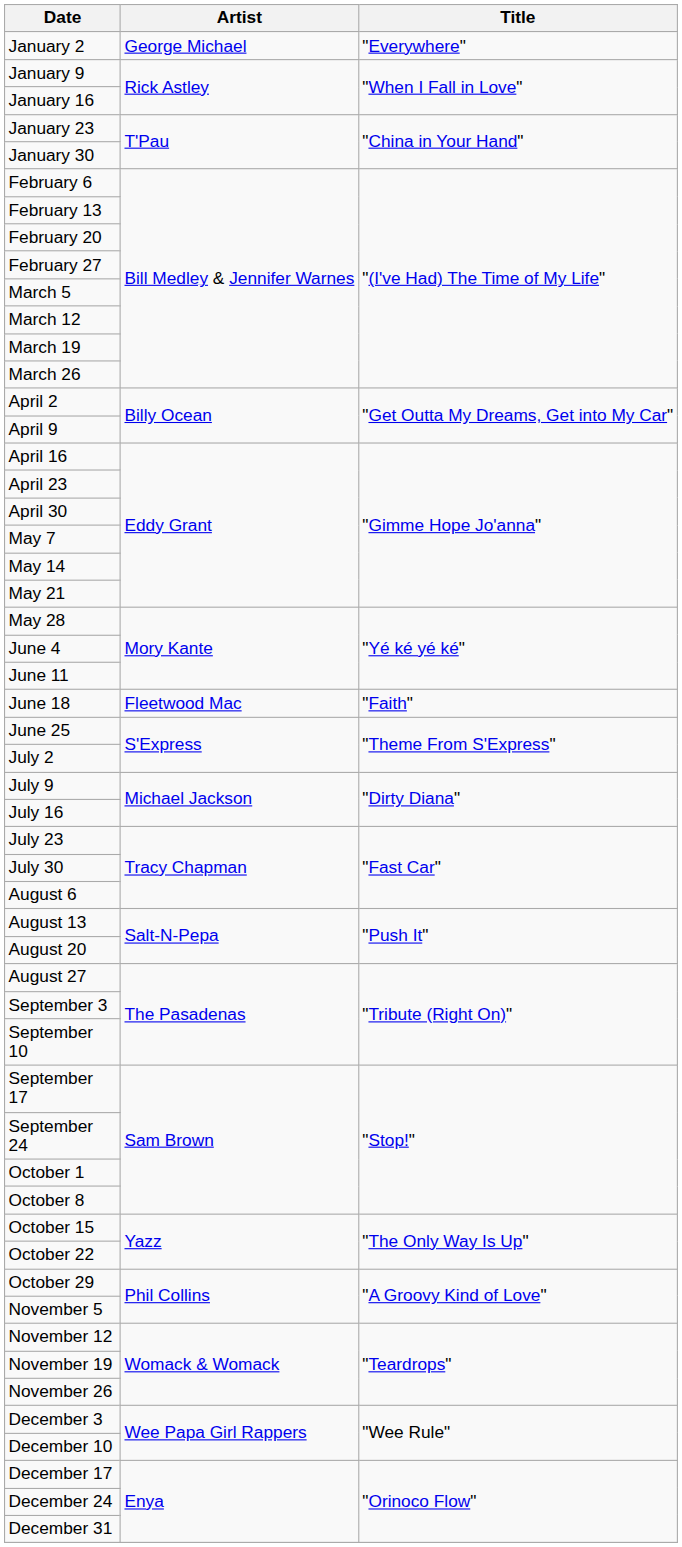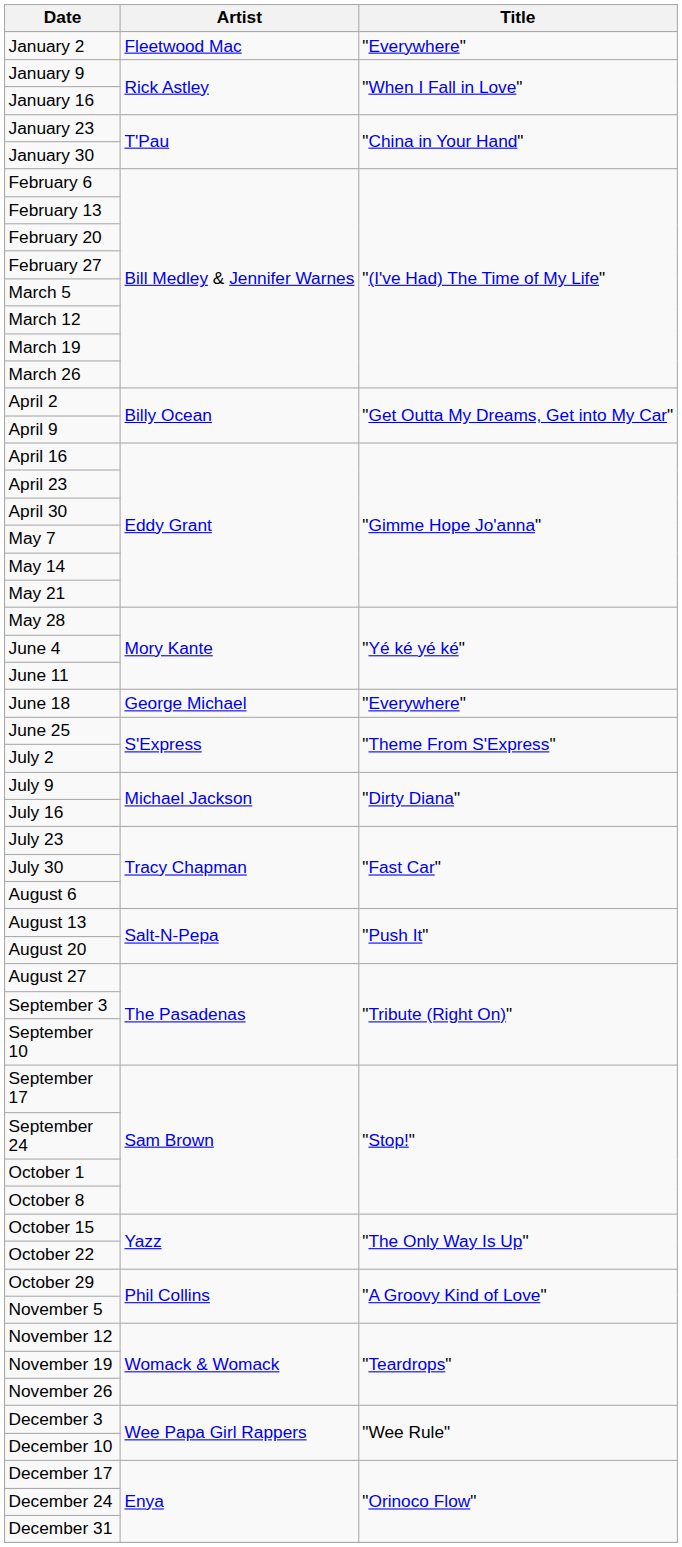(185, 45) George Michael -> (183, 45) Fleetwood Mac
(183, 703) Fleetwood Mac -> (185, 703) George Michael
(388, 703) "Faith" -> (414, 703) "Everywhere"
